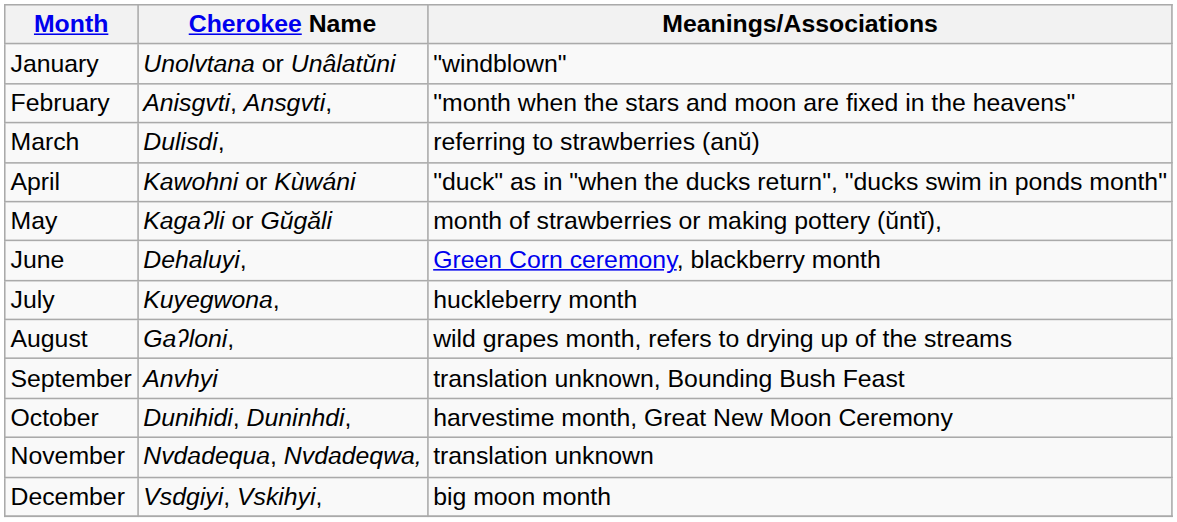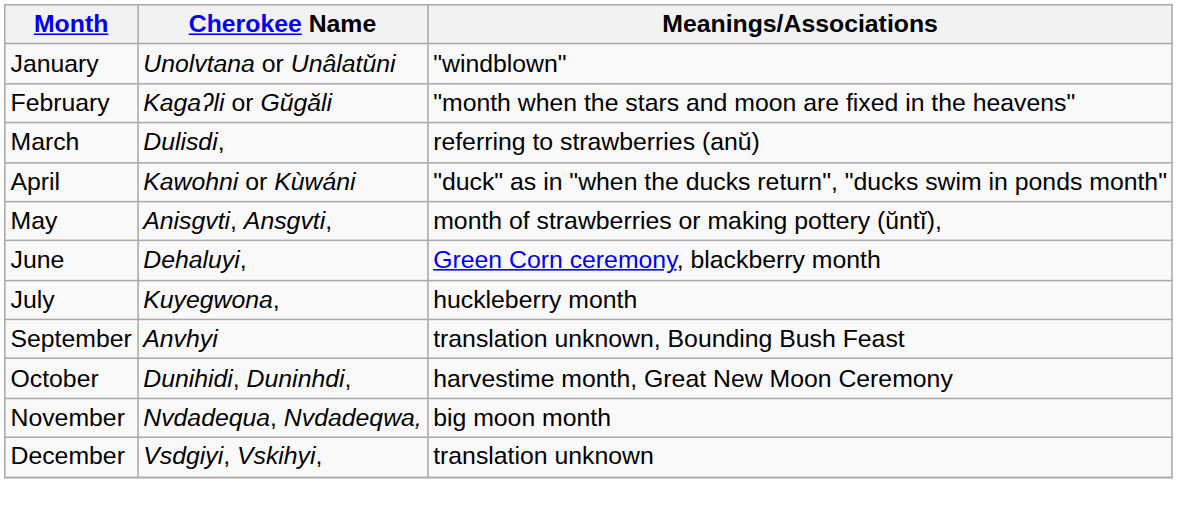(238, 102) Anisgvti, Ansgvti, -> (238, 102) Kagaʔli or Gŭgăli
(238, 220) Kagaʔli or Gŭgăli -> (238, 220) Anisgvti, Ansgvti,
- row: (49, 338)
(543, 456) translation unknown -> (522, 417) big moon month
(522, 496) big moon month -> (543, 456) translation unknown
